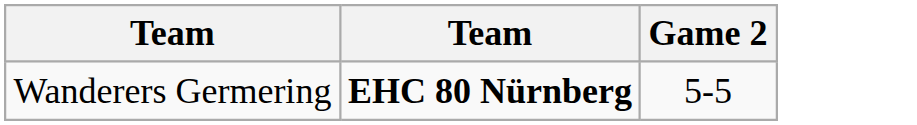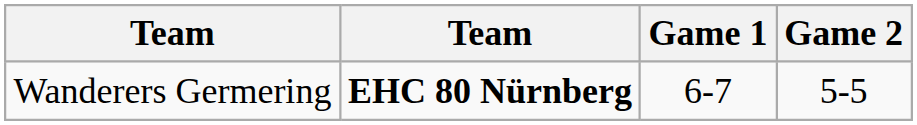+ column: (708, 33)
